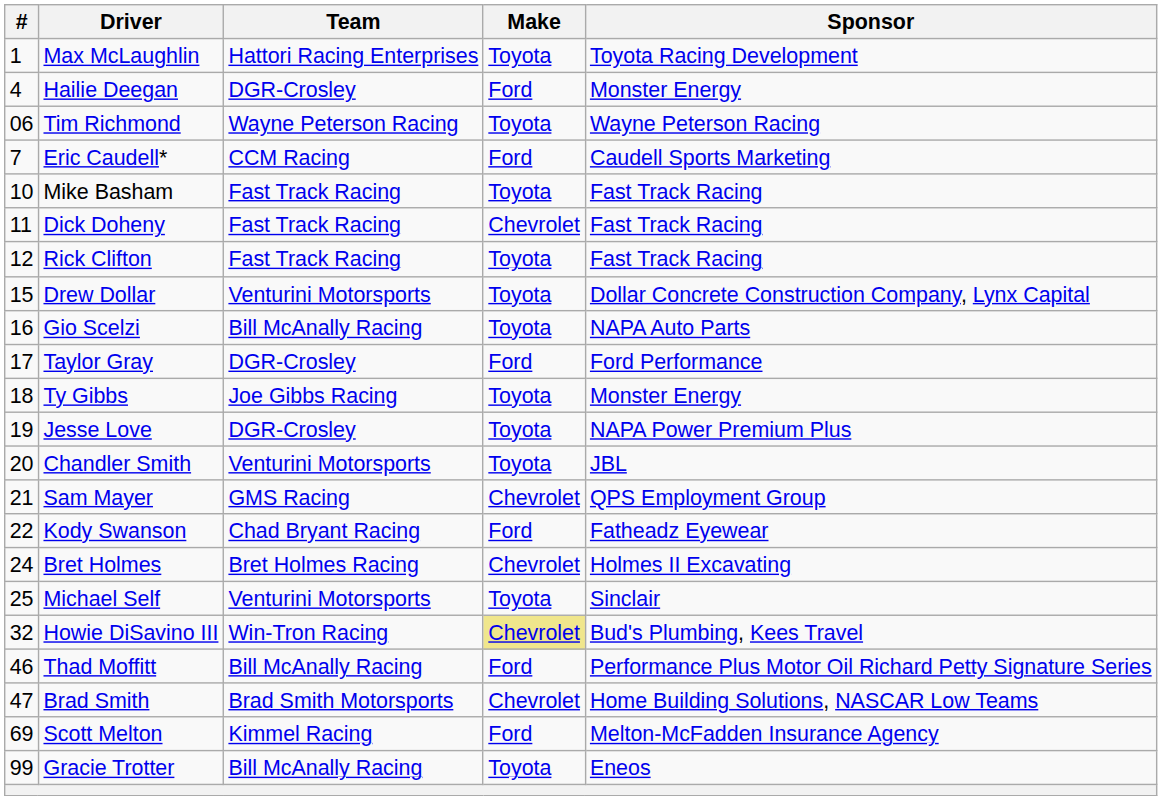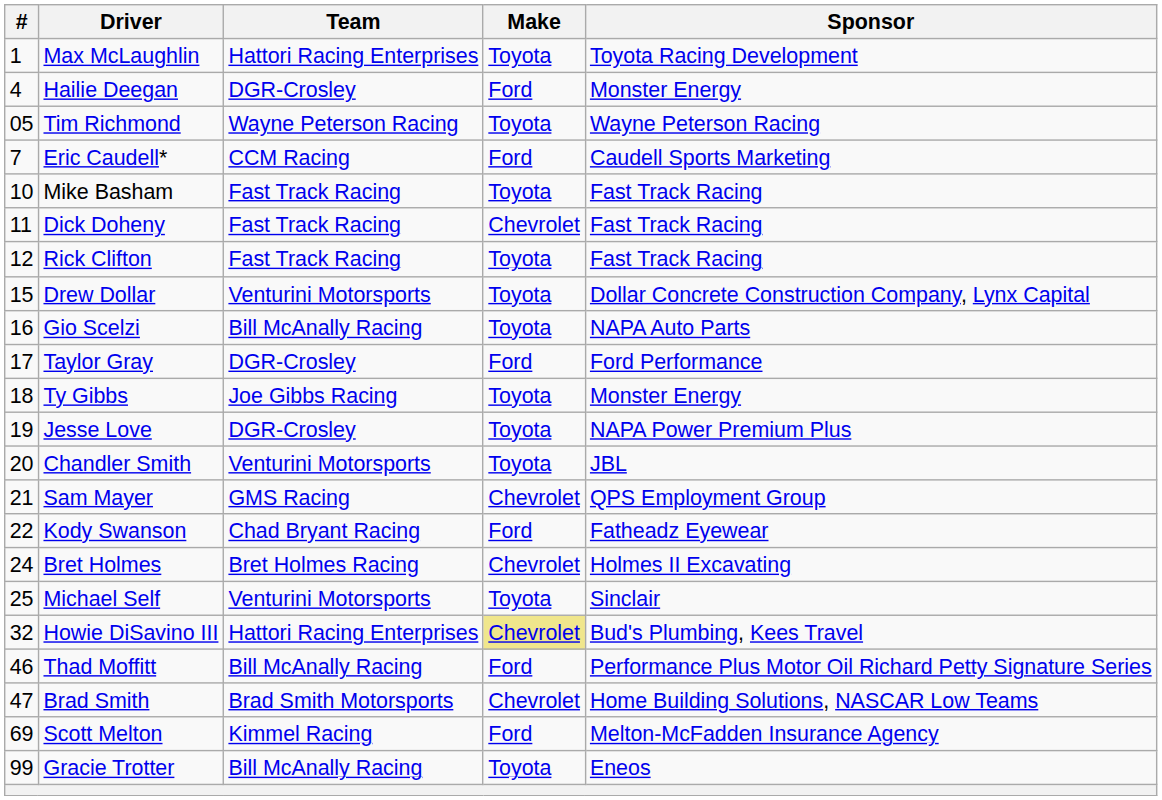(22, 124) 06 -> (22, 124) 05
(308, 633) Win-Tron Racing -> (353, 633) Hattori Racing Enterprises
